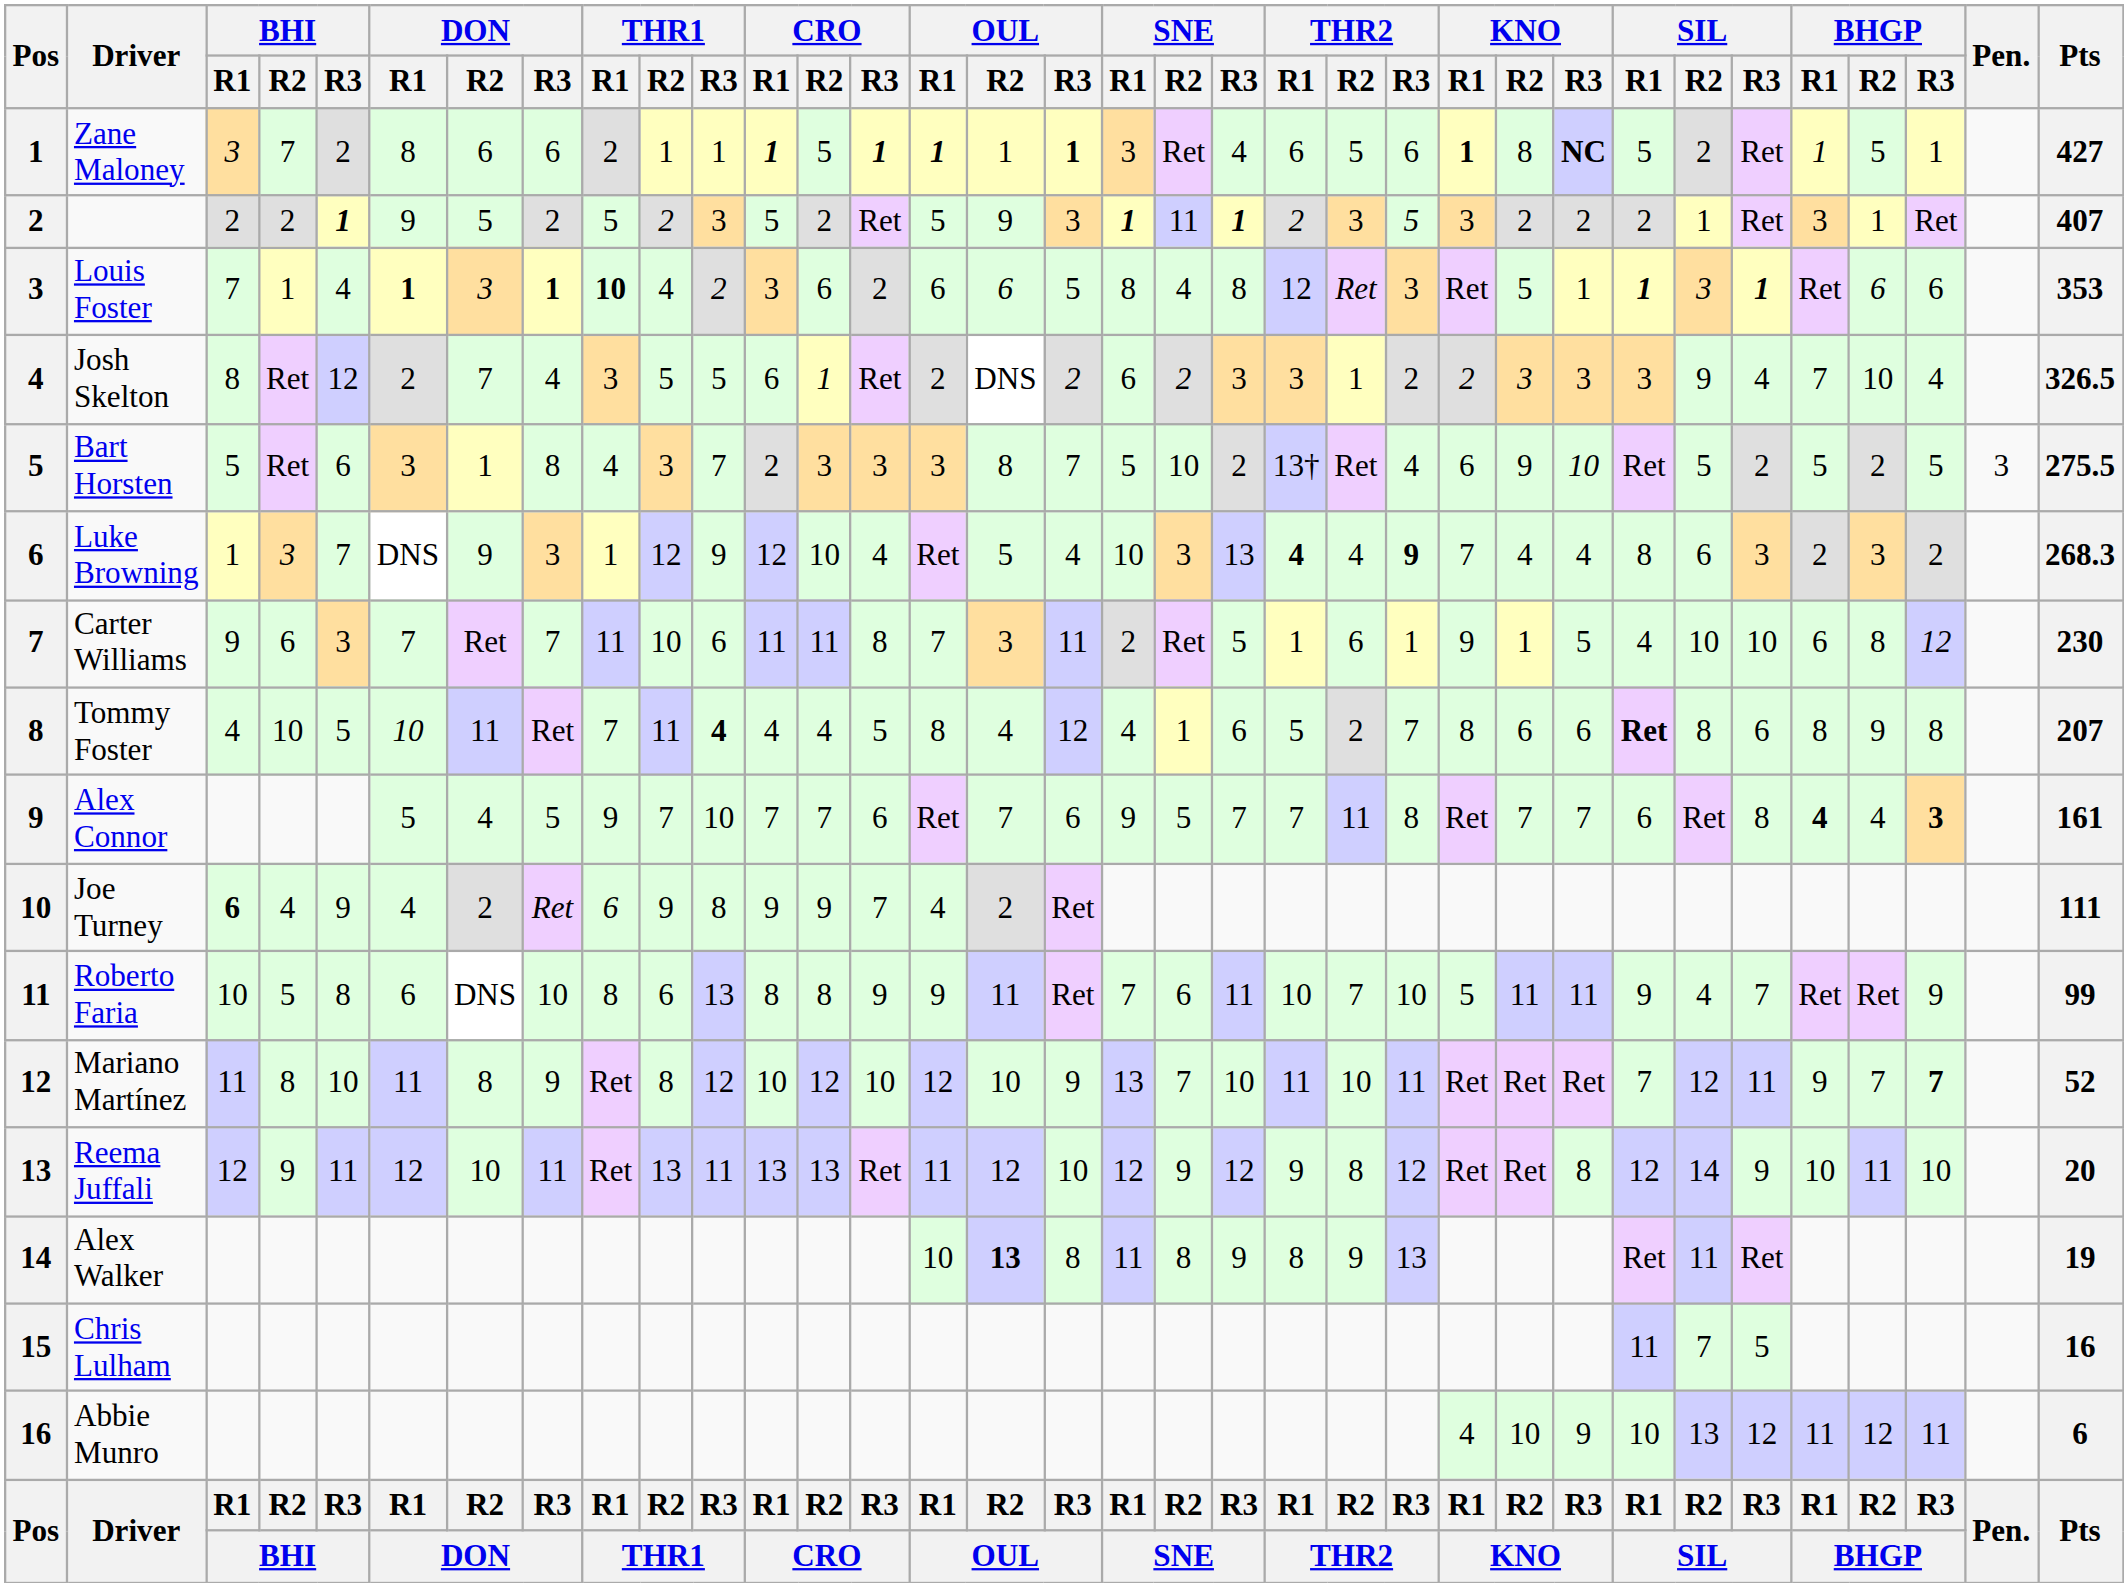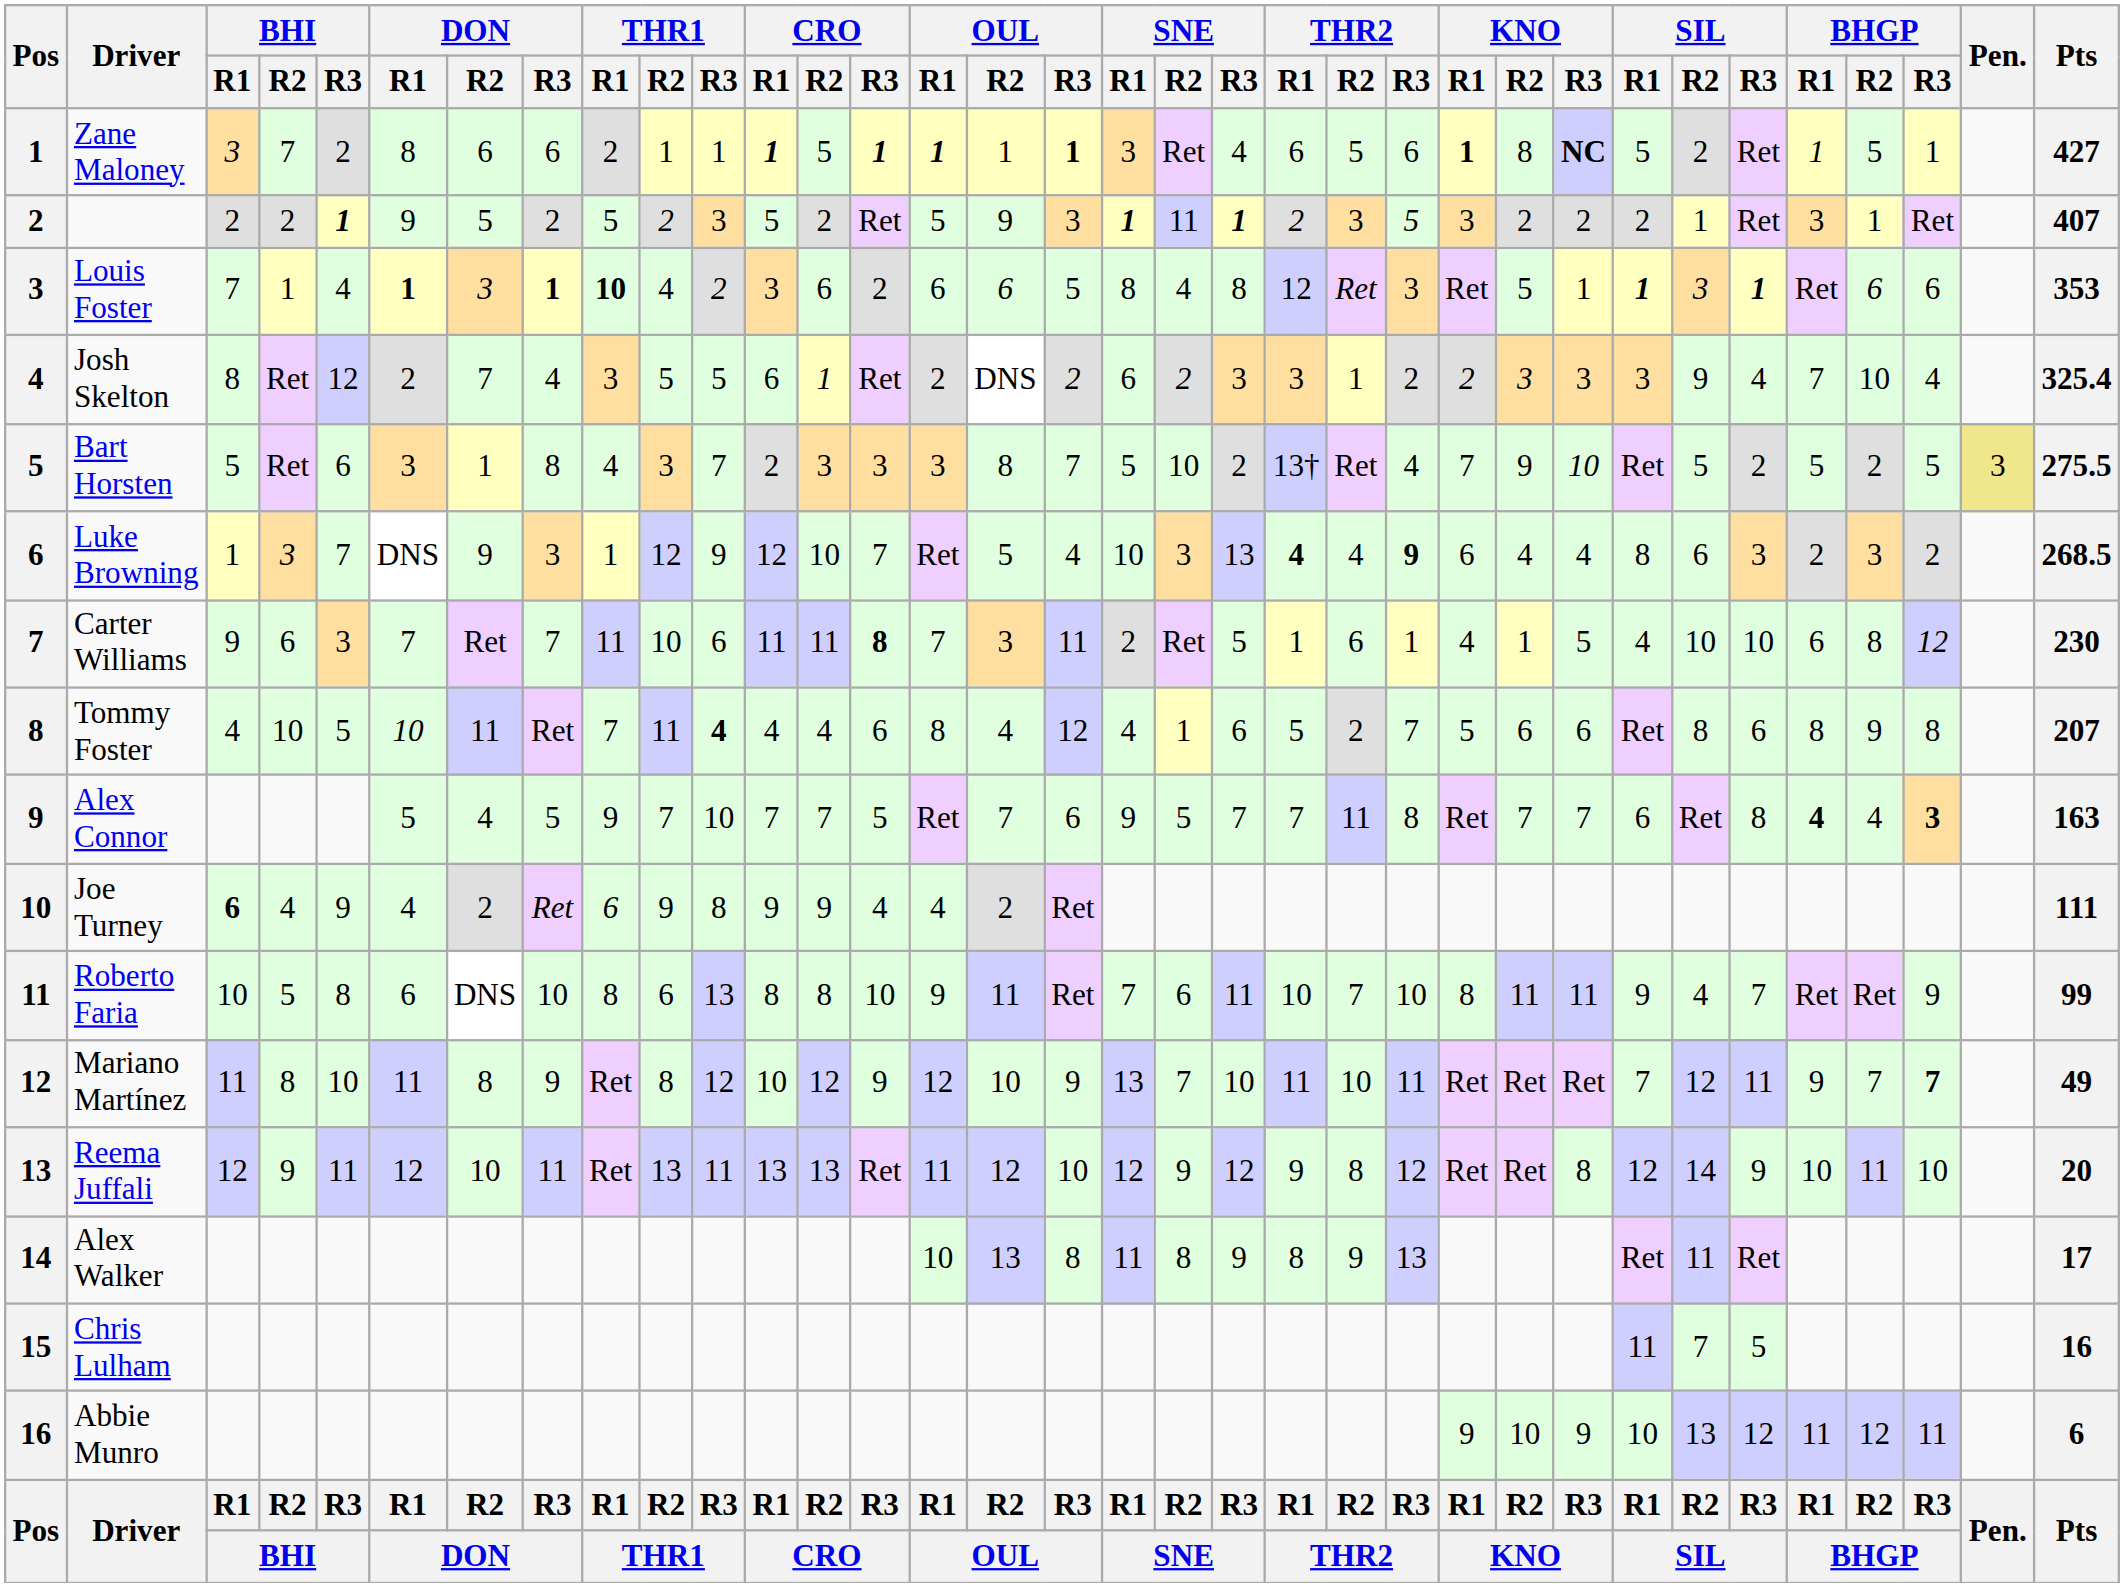(2080, 378) 326.5 -> (2077, 378) 325.4
(1467, 466) 6 -> (1467, 466) 7
(2001, 466) no background -> (1998, 466) khaki background
(880, 554) 4 -> (880, 554) 7
(1467, 554) 7 -> (1467, 554) 6
(2080, 554) 268.3 -> (2077, 554) 268.5
(880, 642) normal -> (880, 642) bold
(1467, 642) 9 -> (1467, 642) 4
(880, 730) 5 -> (880, 730) 6
(1467, 730) 8 -> (1467, 730) 5
(1644, 730) bold -> (1642, 730) normal
(880, 818) 6 -> (880, 818) 5
(2080, 818) 161 -> (2077, 818) 163
(880, 906) 7 -> (880, 906) 4
(880, 994) 9 -> (880, 994) 10
(1467, 994) 5 -> (1467, 994) 8
(880, 1082) 10 -> (880, 1082) 9
(2080, 1082) 52 -> (2077, 1082) 49
(1005, 1258) bold -> (1005, 1258) normal
(2080, 1258) 19 -> (2077, 1258) 17
(1467, 1434) 4 -> (1467, 1434) 9
